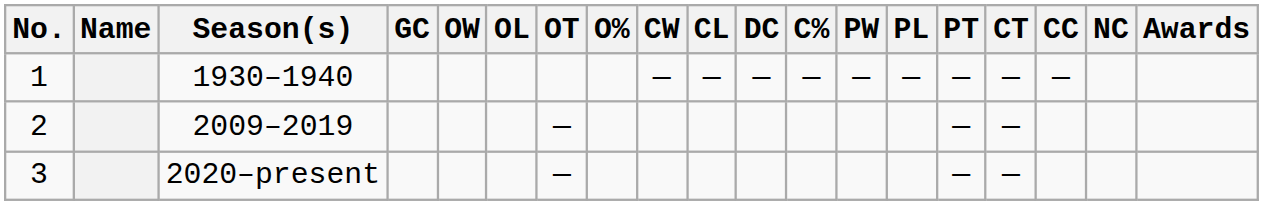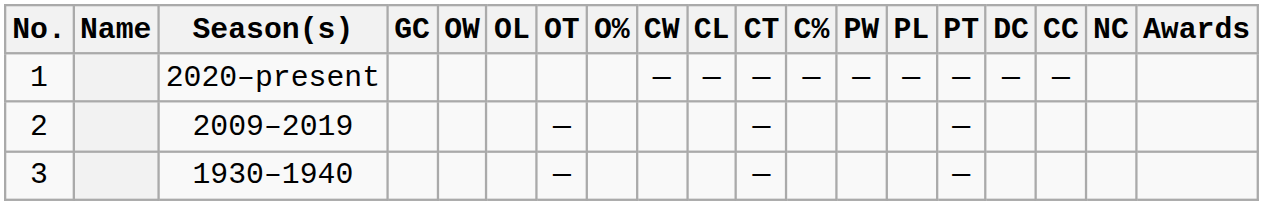columns swapped: (1011, 29) <-> (762, 29)
(273, 78) 1930–1940 -> (273, 78) 2020–present
(273, 175) 2020–present -> (273, 175) 1930–1940
